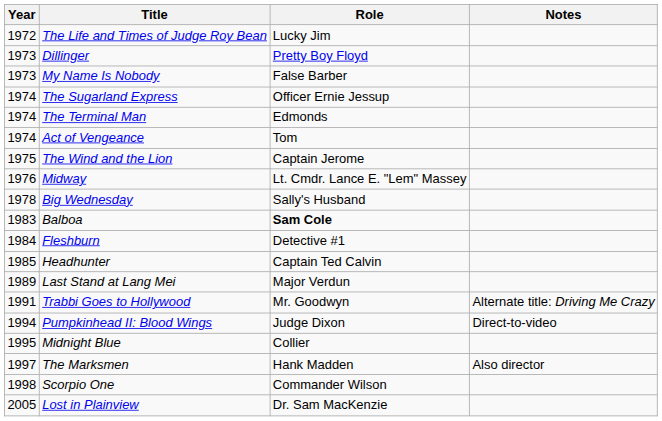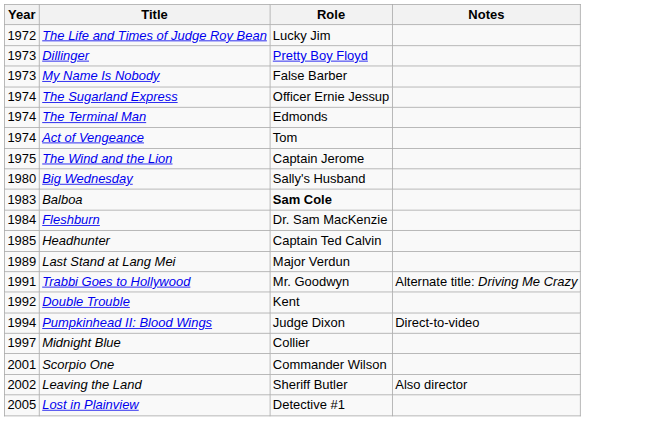- row: (64, 179)
(22, 199) 1978 -> (22, 179) 1980
(309, 240) Detective #1 -> (330, 220) Dr. Sam MacKenzie
+ row: (86, 302)
(22, 343) 1995 -> (22, 343) 1997
- row: (85, 364)
(22, 384) 1998 -> (22, 364) 2001
+ row: (92, 384)
(330, 405) Dr. Sam MacKenzie -> (309, 405) Detective #1
